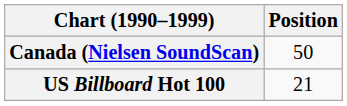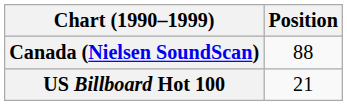(303, 52) 50 -> (303, 52) 88
